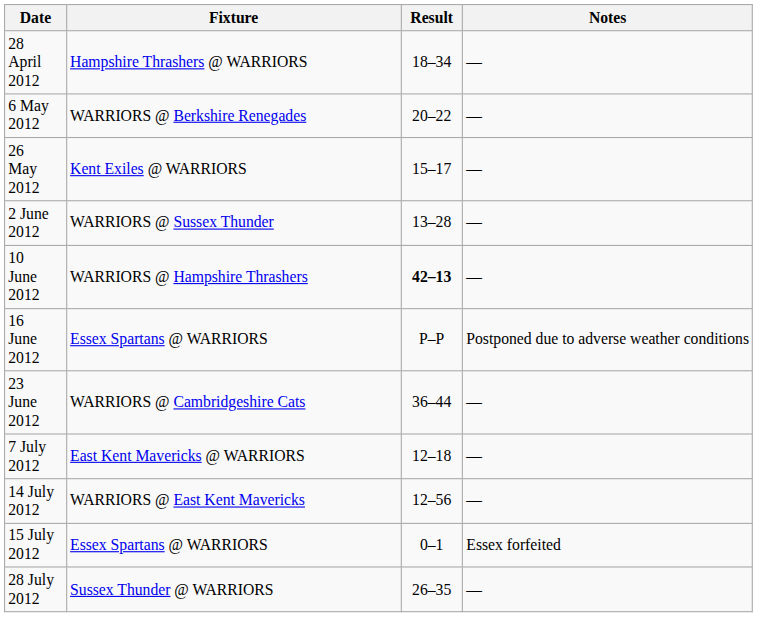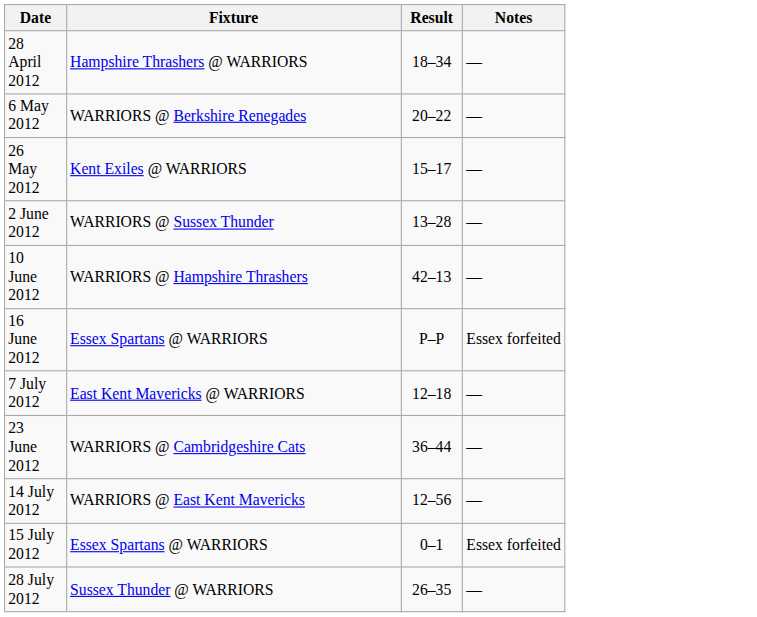(432, 276) bold -> (432, 276) normal
(608, 339) Postponed due to adverse weather conditions -> (514, 339) Essex forfeited
rows swapped: (24, 402) <-> (27, 456)
